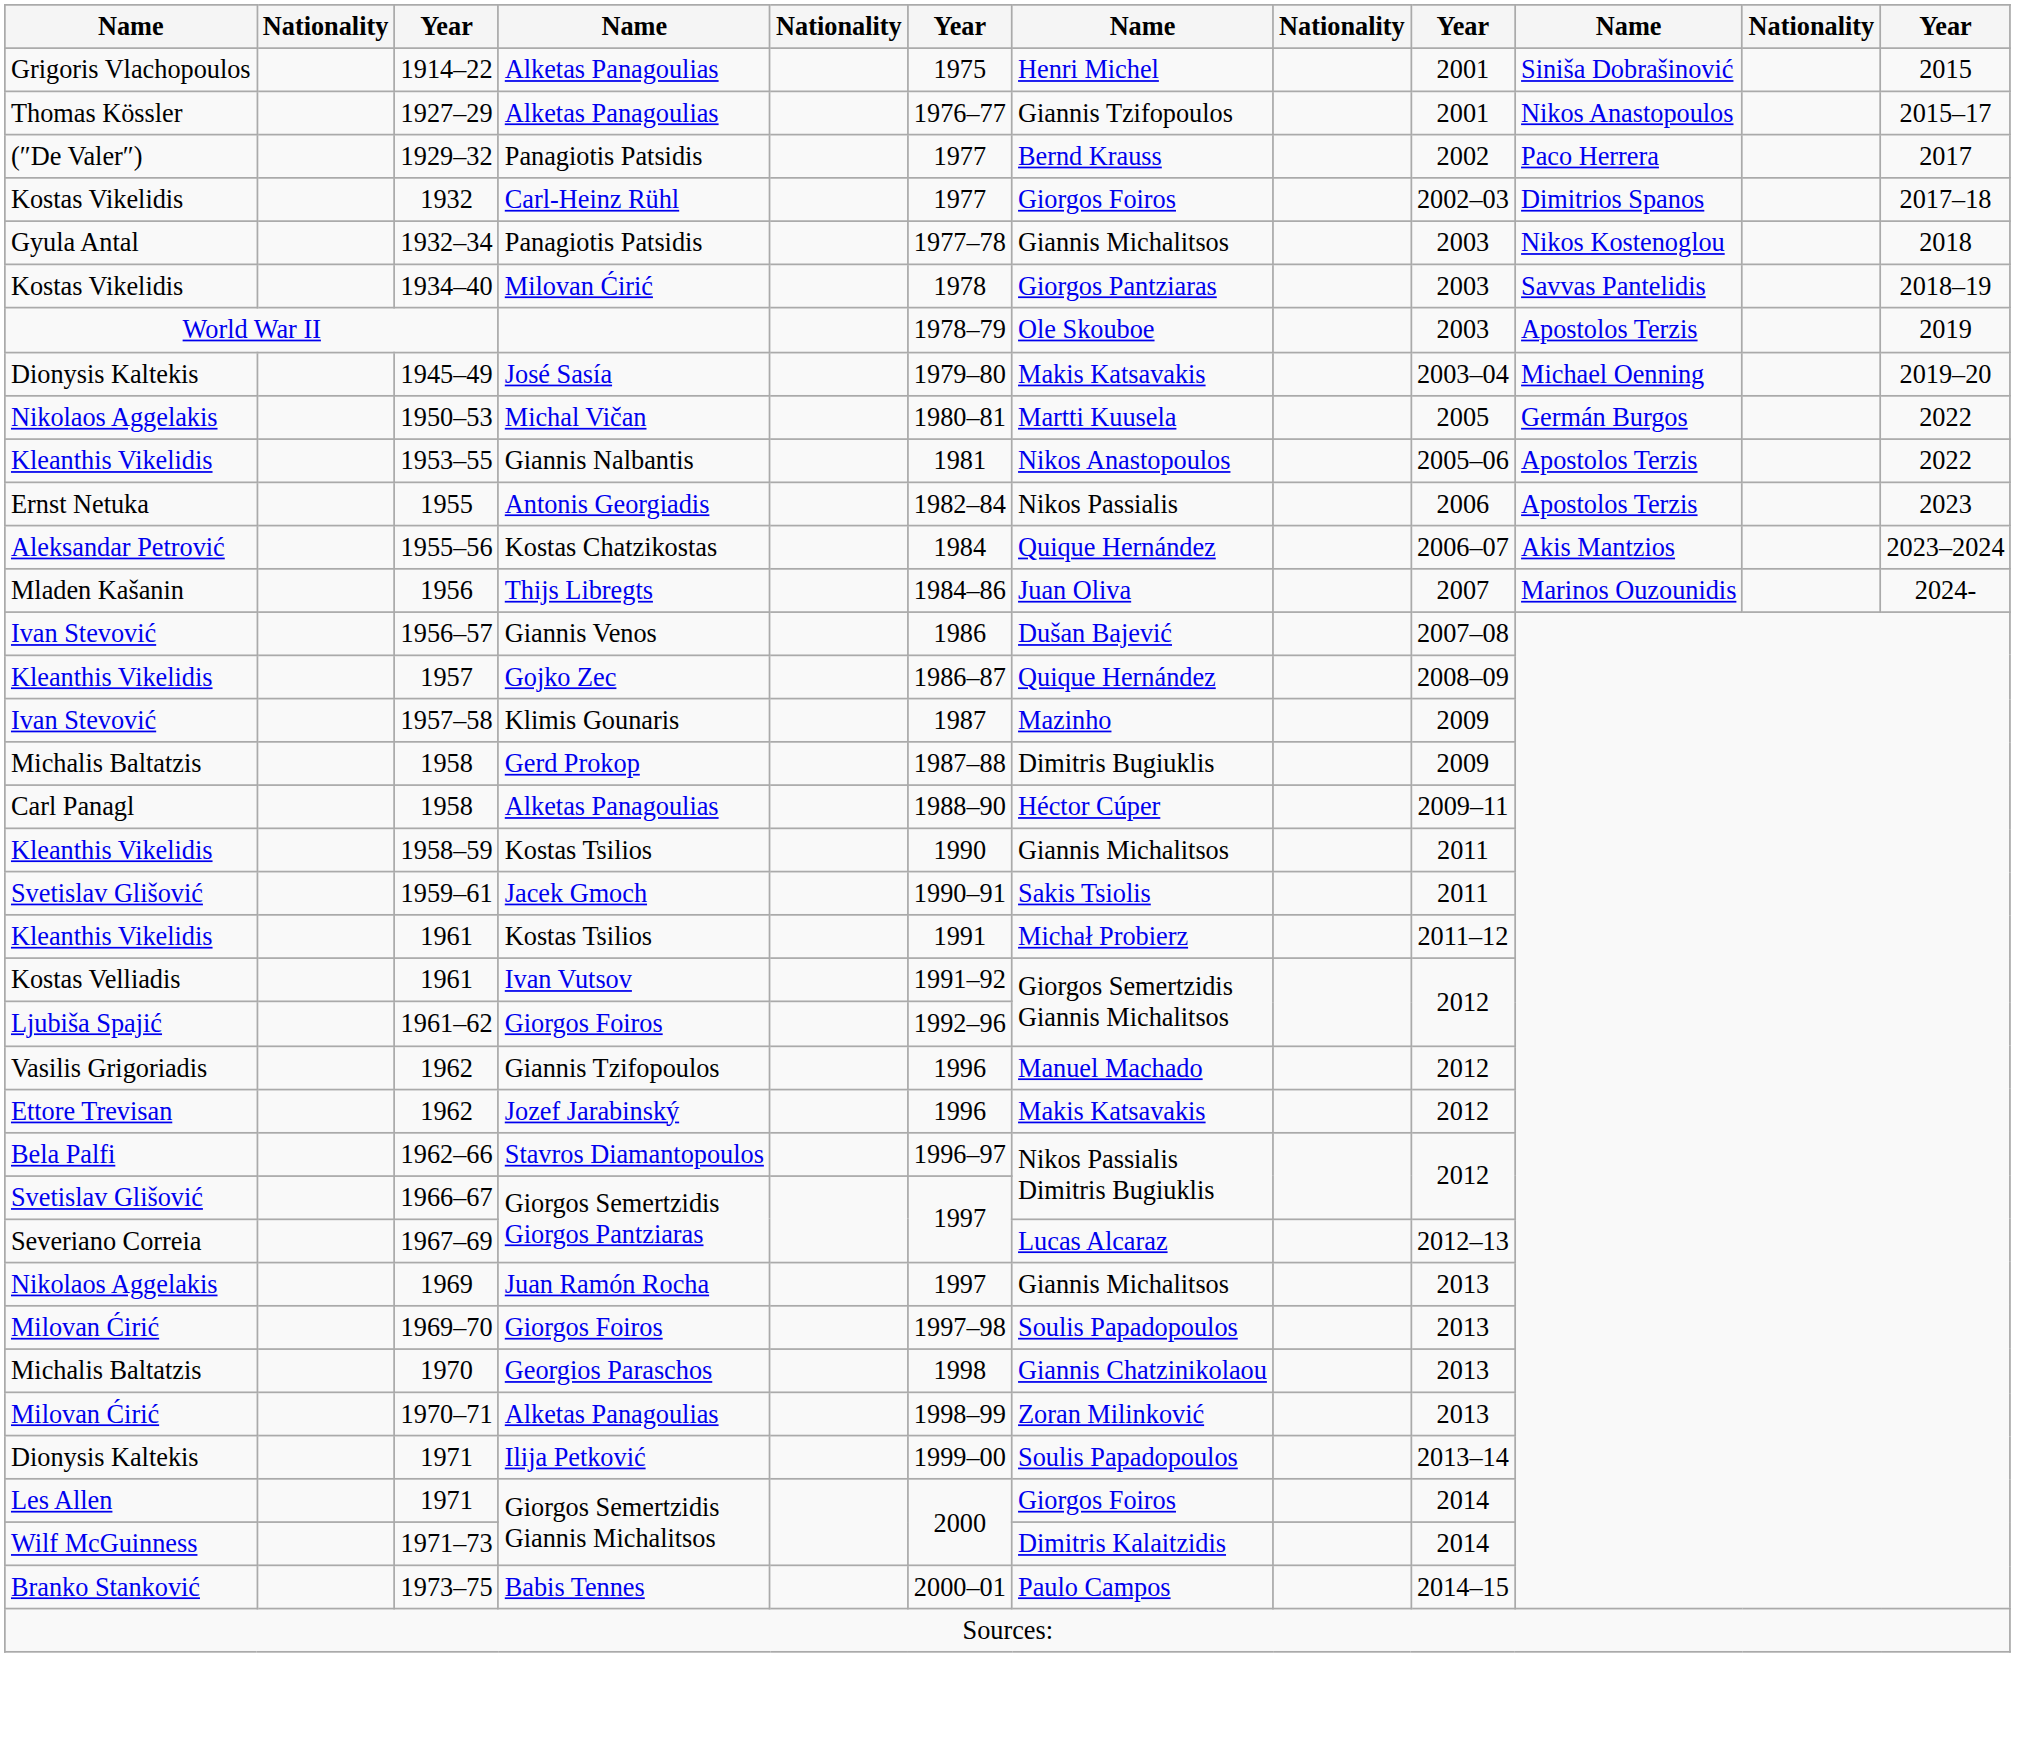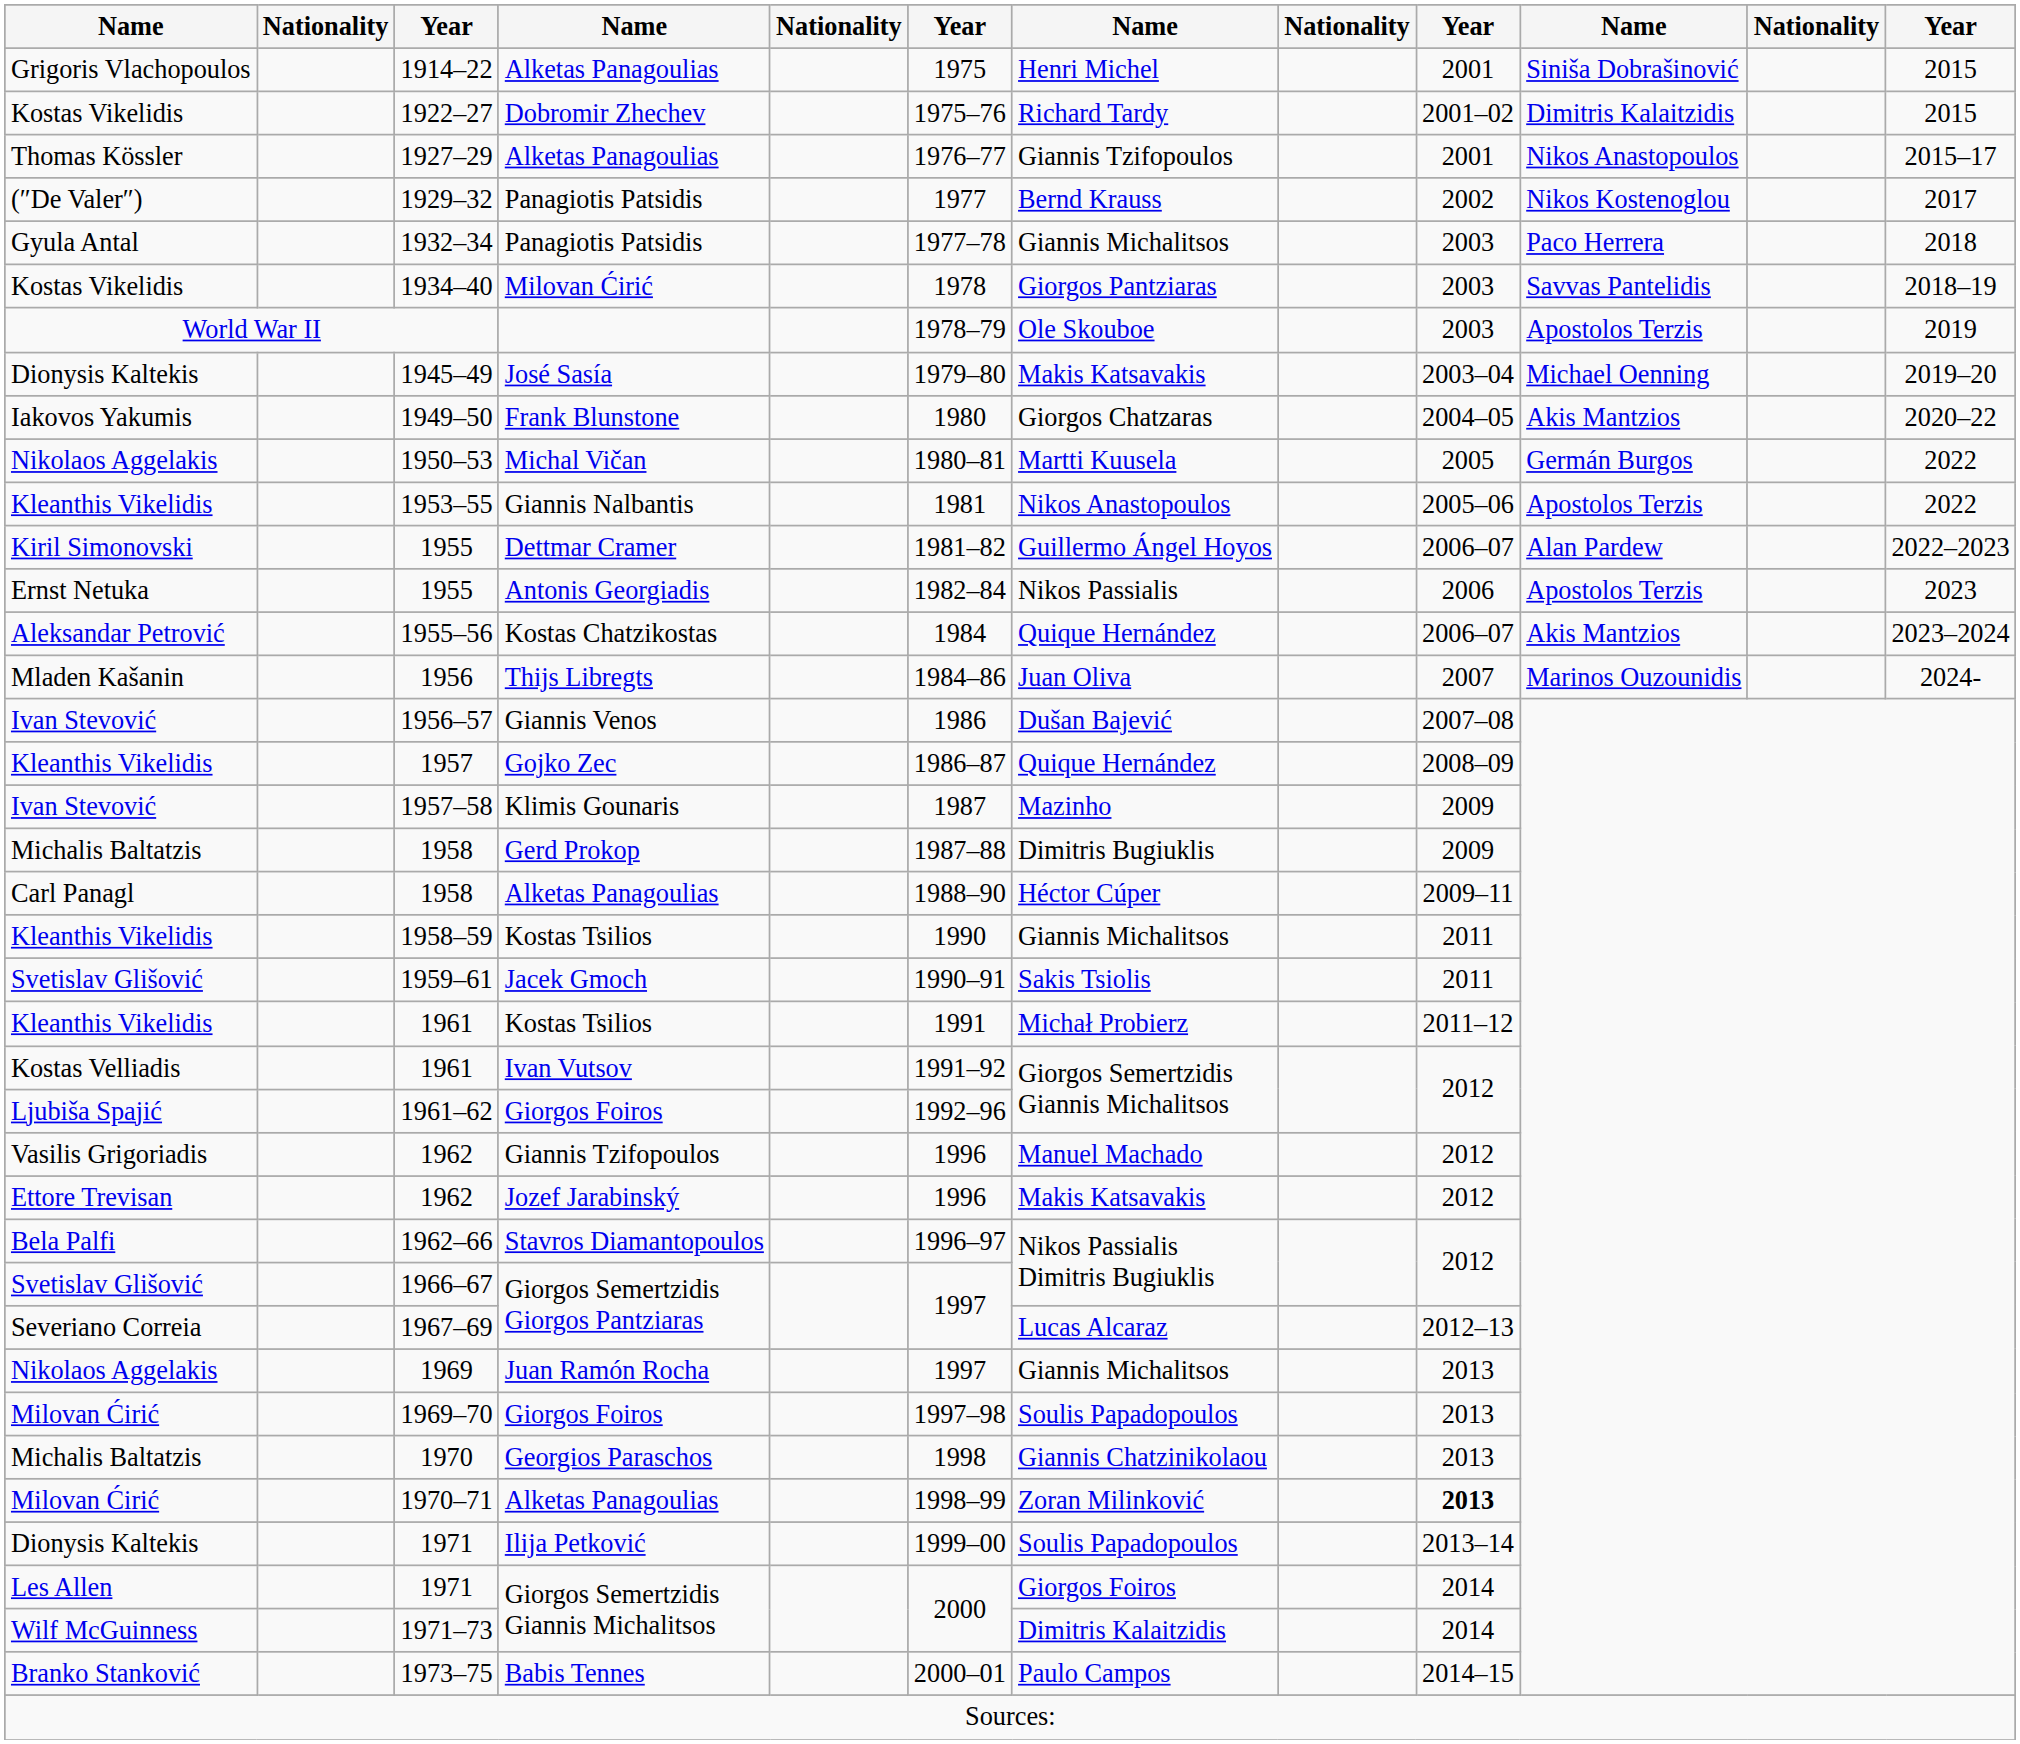+ row: (447, 113)
(1590, 156) Paco Herrera -> (1628, 199) Nikos Kostenoglou
- row: (447, 199)
(1623, 243) Nikos Kostenoglou -> (1595, 243) Paco Herrera
+ row: (447, 416)
+ row: (447, 546)
(1463, 1413) normal -> (1468, 1500) bold
